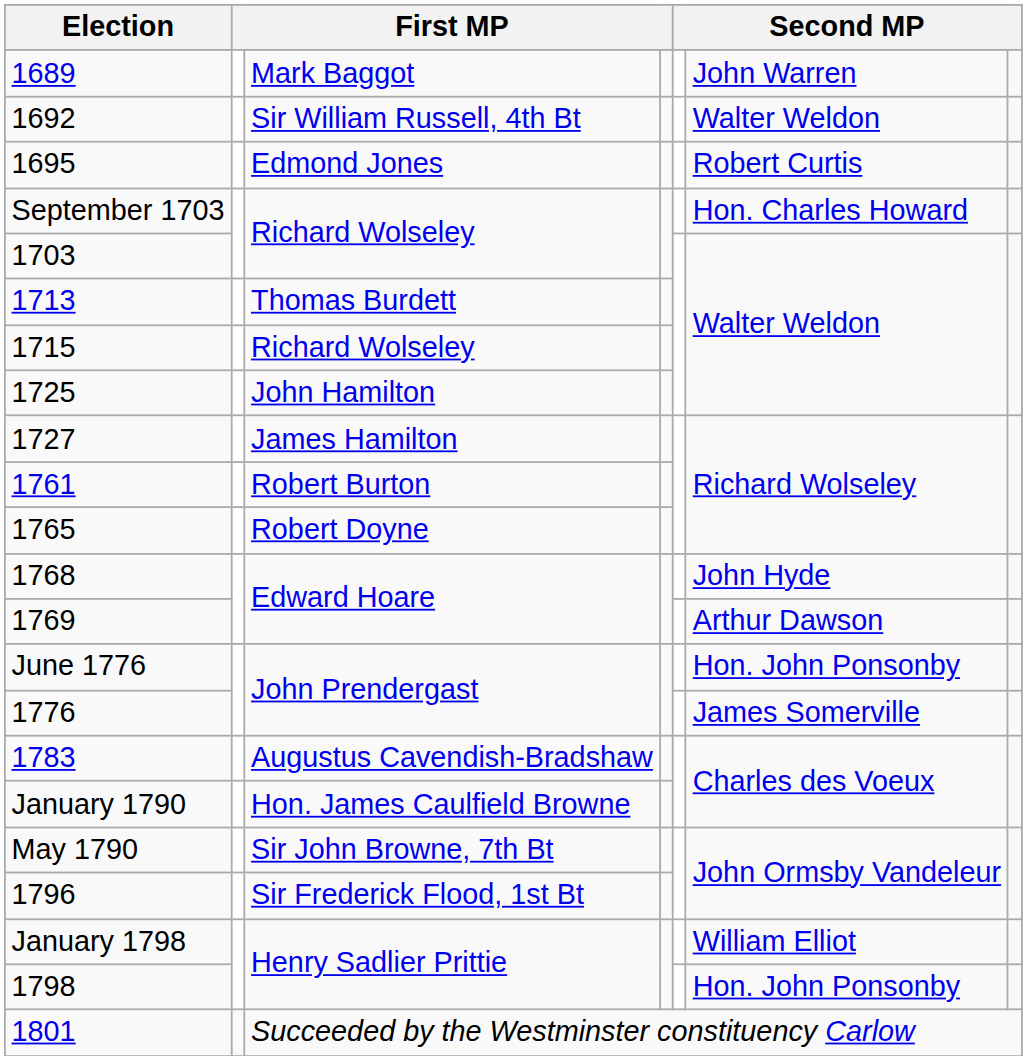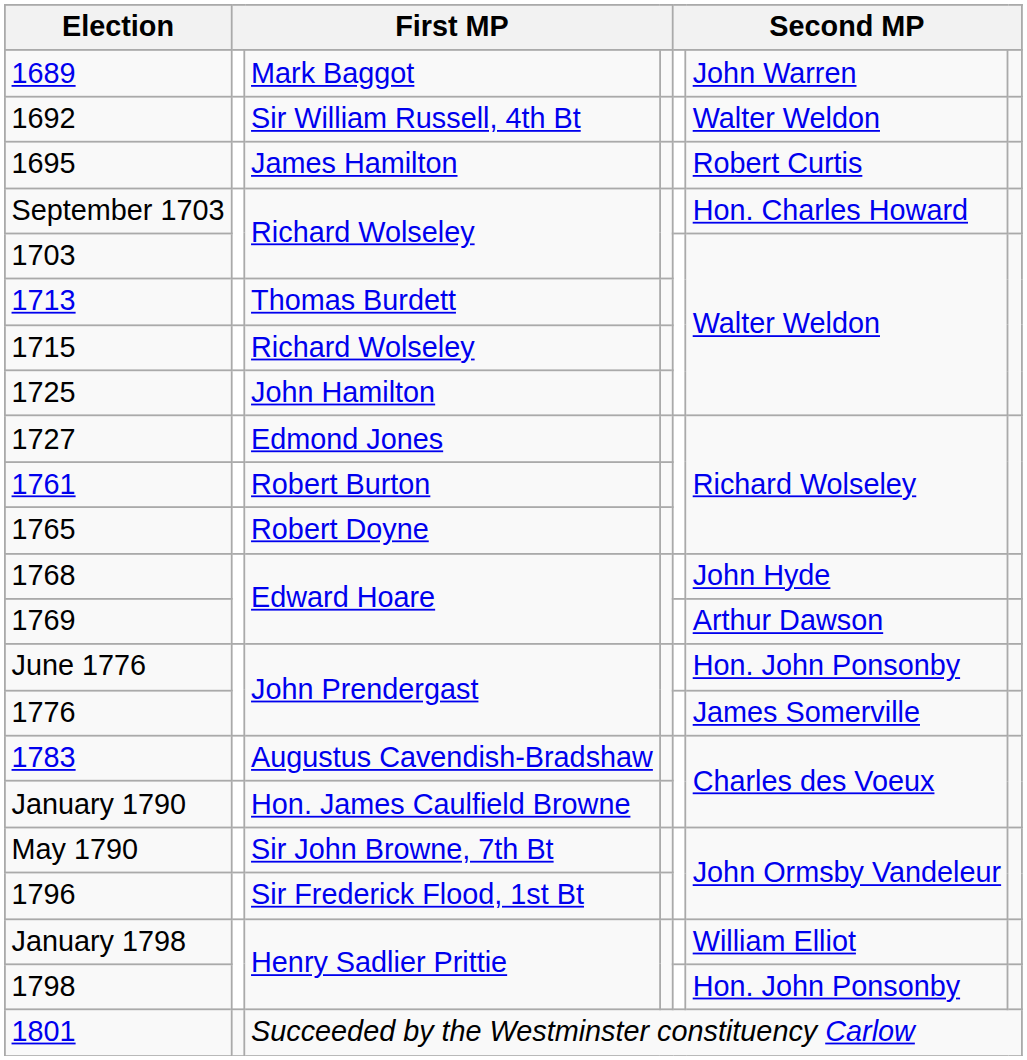(347, 164) Edmond Jones -> (354, 164) James Hamilton
(354, 438) James Hamilton -> (347, 438) Edmond Jones
